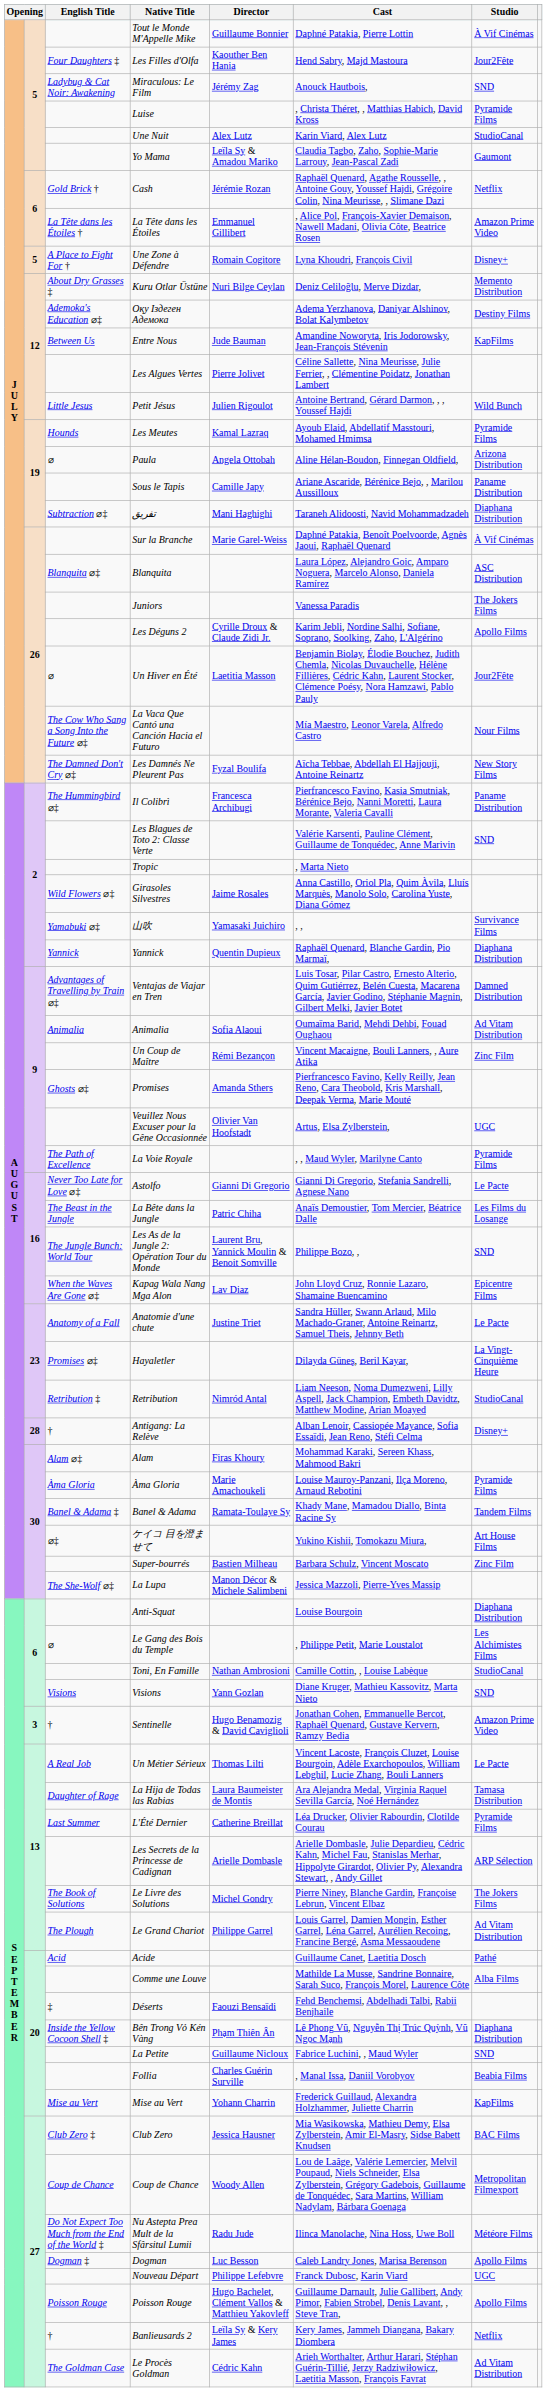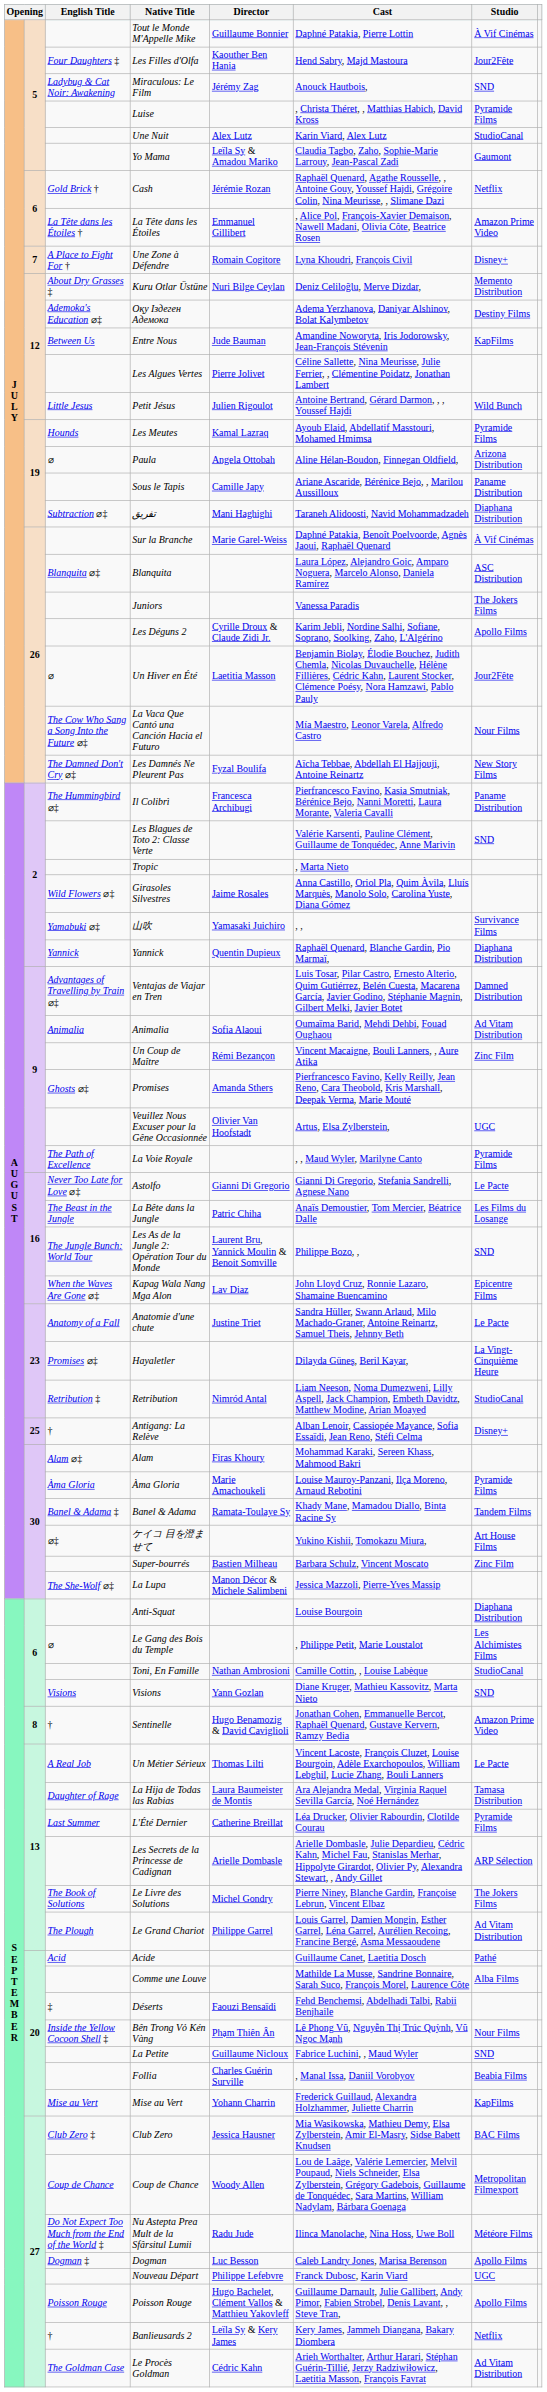(35, 259) 5 -> (35, 259) 7
(35, 1431) 28 -> (35, 1431) 25
(35, 1725) 3 -> (35, 1725) 8
(498, 2033) Diaphana Distribution -> (497, 2033) Nour Films
